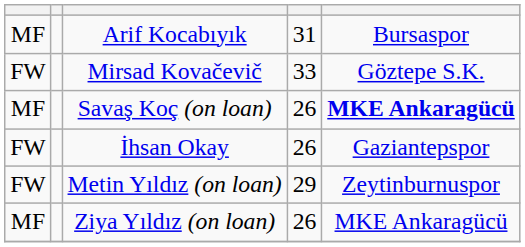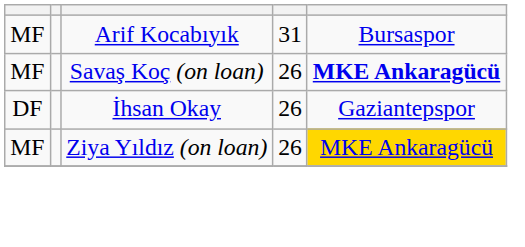- row: (175, 71)
(28, 146) FW -> (27, 109) DF
- row: (175, 184)
(421, 221) no background -> (407, 146) gold background
